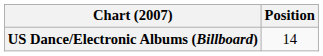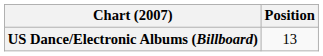(290, 39) 14 -> (290, 39) 13
